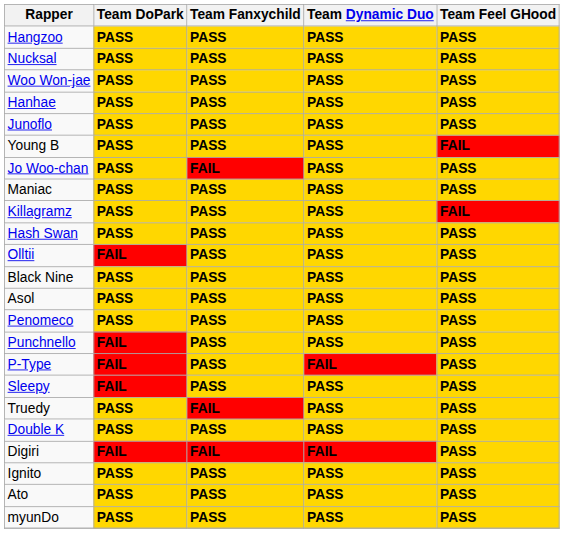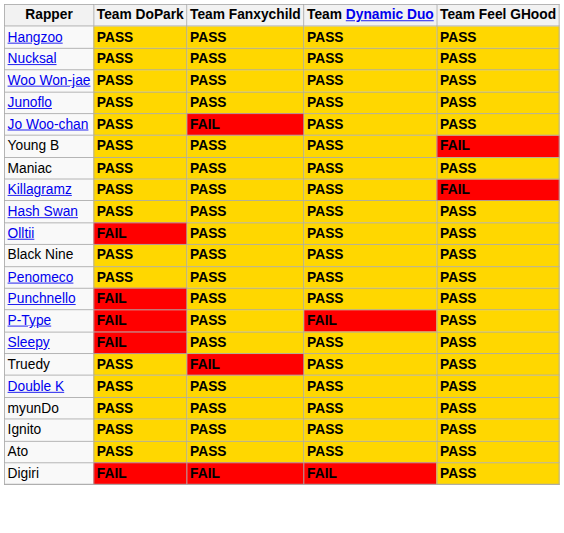- row: (32, 102)
rows swapped: (48, 168) <-> (33, 146)
- row: (21, 299)
rows swapped: (33, 517) <-> (23, 451)
